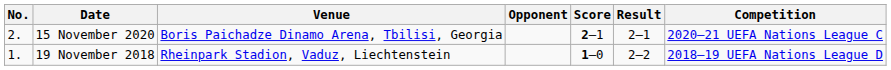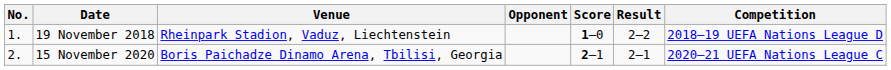rows swapped: (95, 55) <-> (95, 35)
